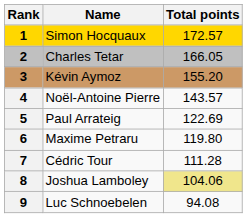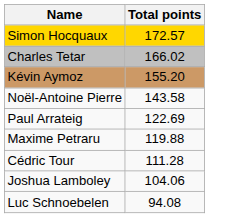- column: (23, 14)
(203, 56) 166.05 -> (165, 56) 166.02
(203, 98) 143.57 -> (165, 98) 143.58
(203, 139) 119.80 -> (165, 139) 119.88
(203, 181) khaki background -> (165, 181) no background
